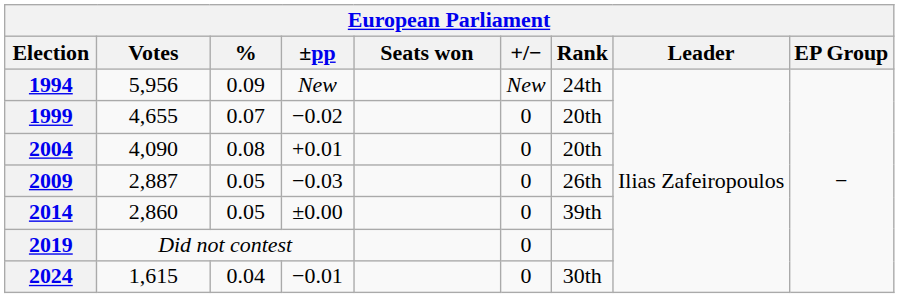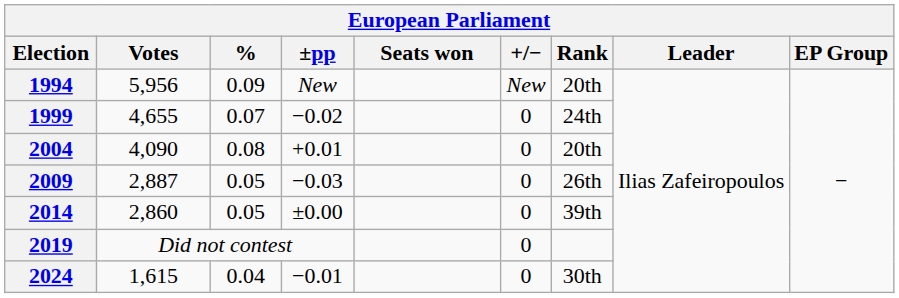(582, 84) 24th -> (582, 84) 20th
(582, 116) 20th -> (582, 116) 24th
